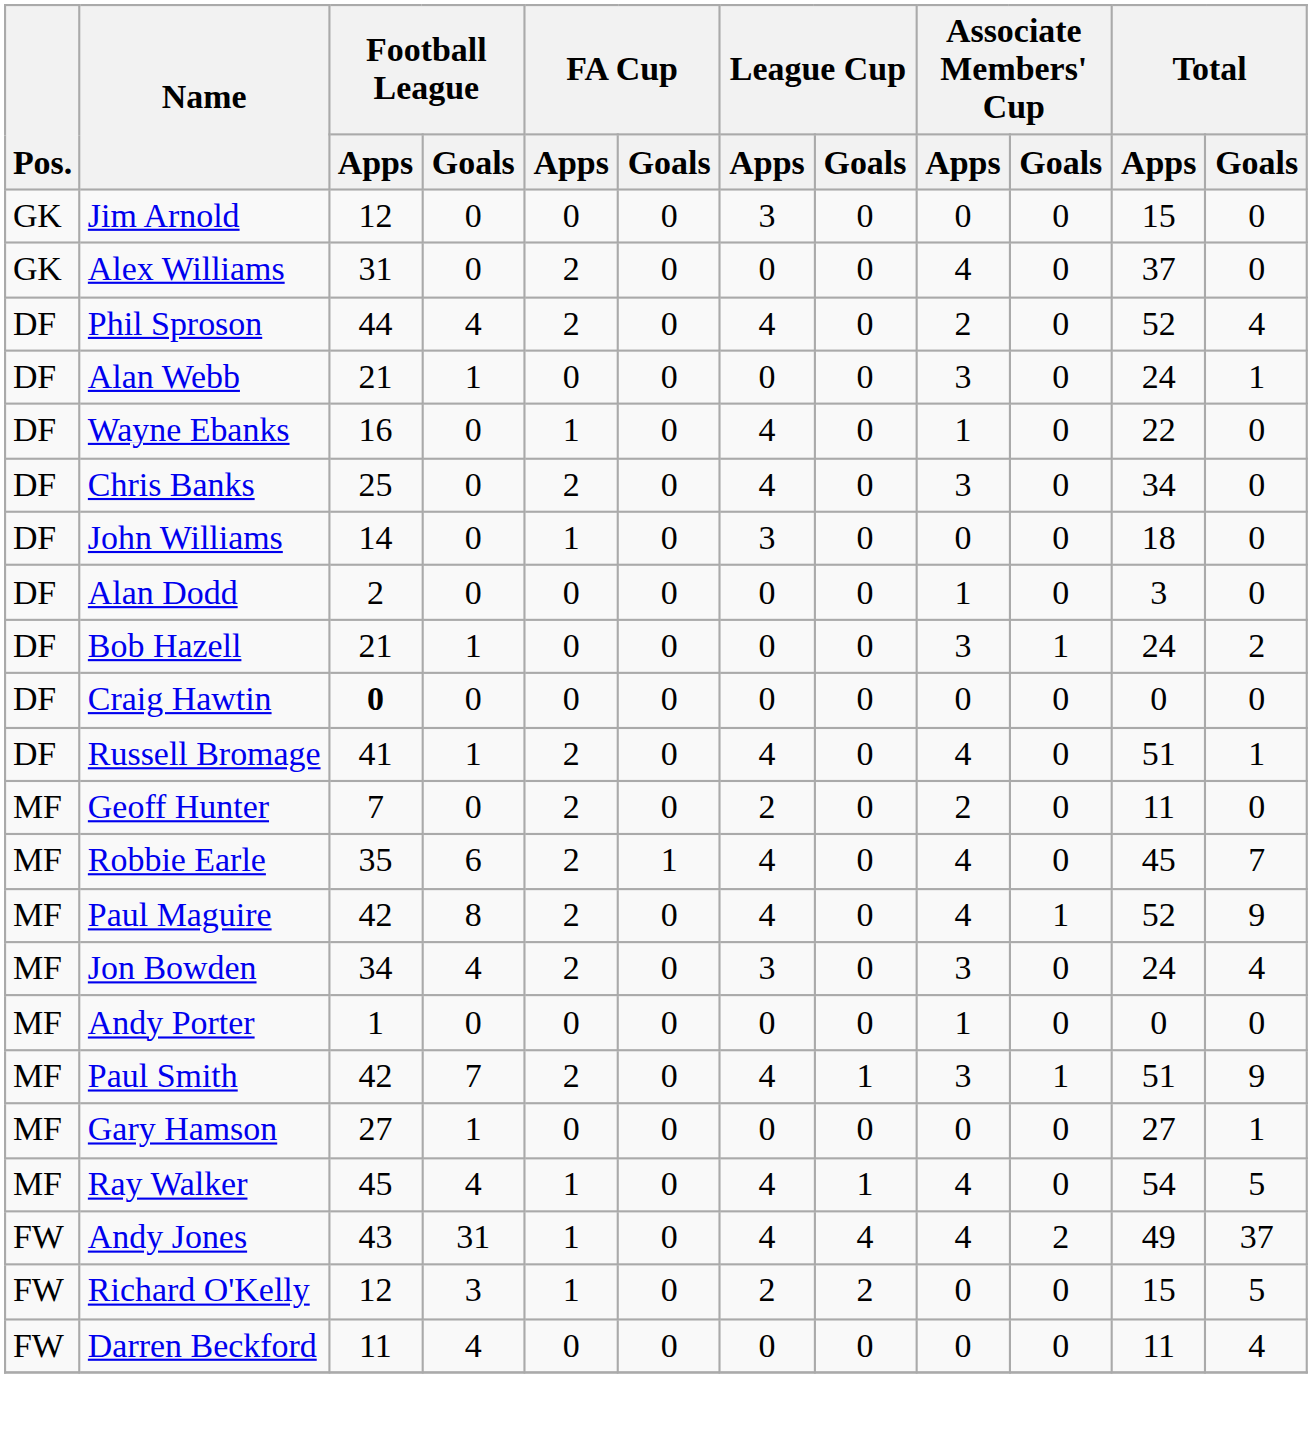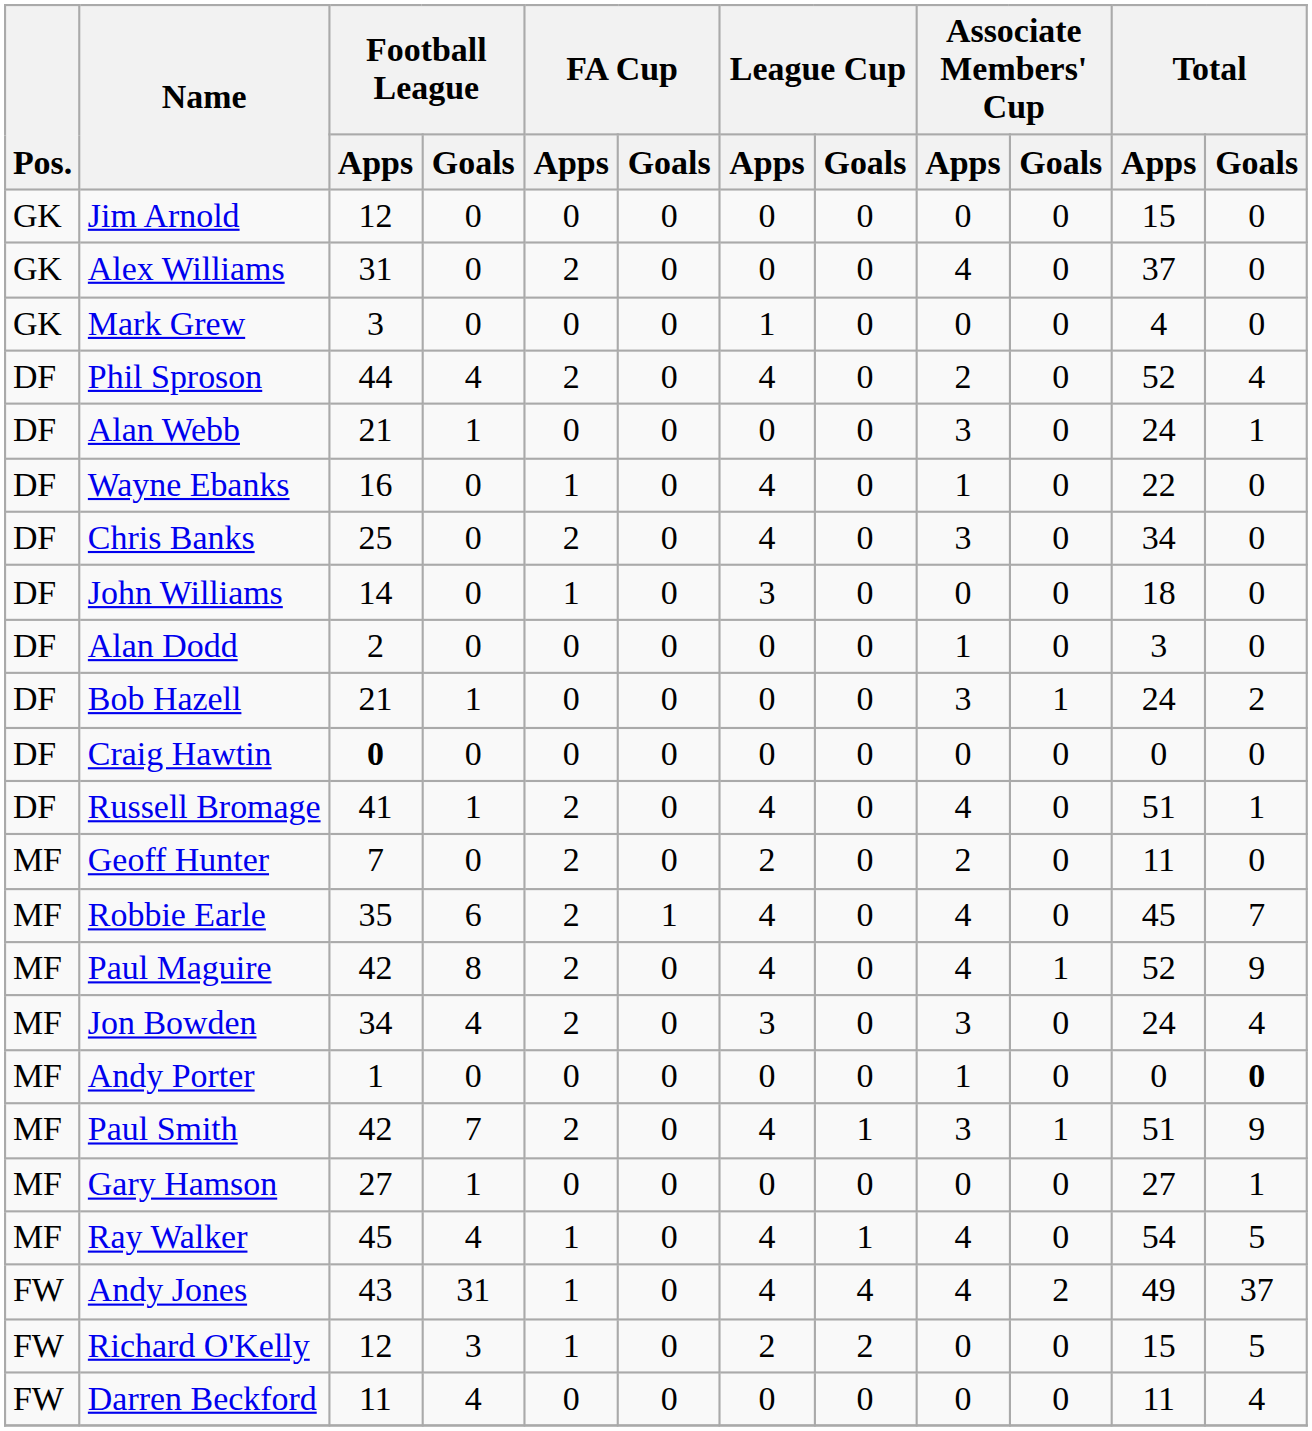(767, 215) 3 -> (767, 215) 0
+ row: (167, 322)
(1257, 1022) normal -> (1257, 1076) bold
